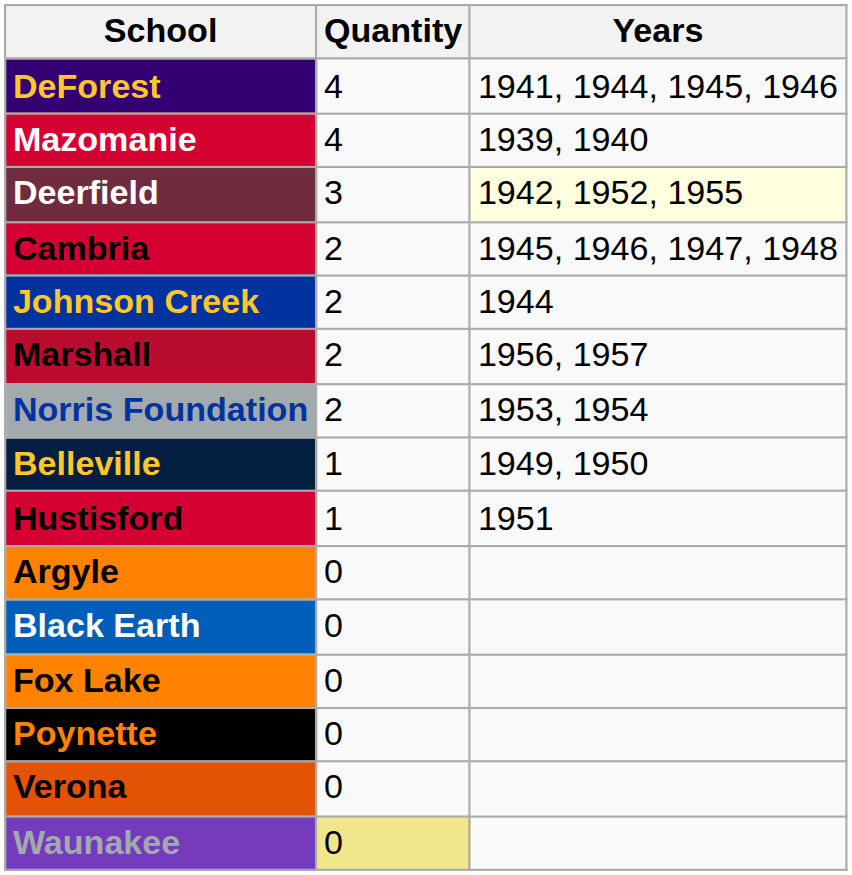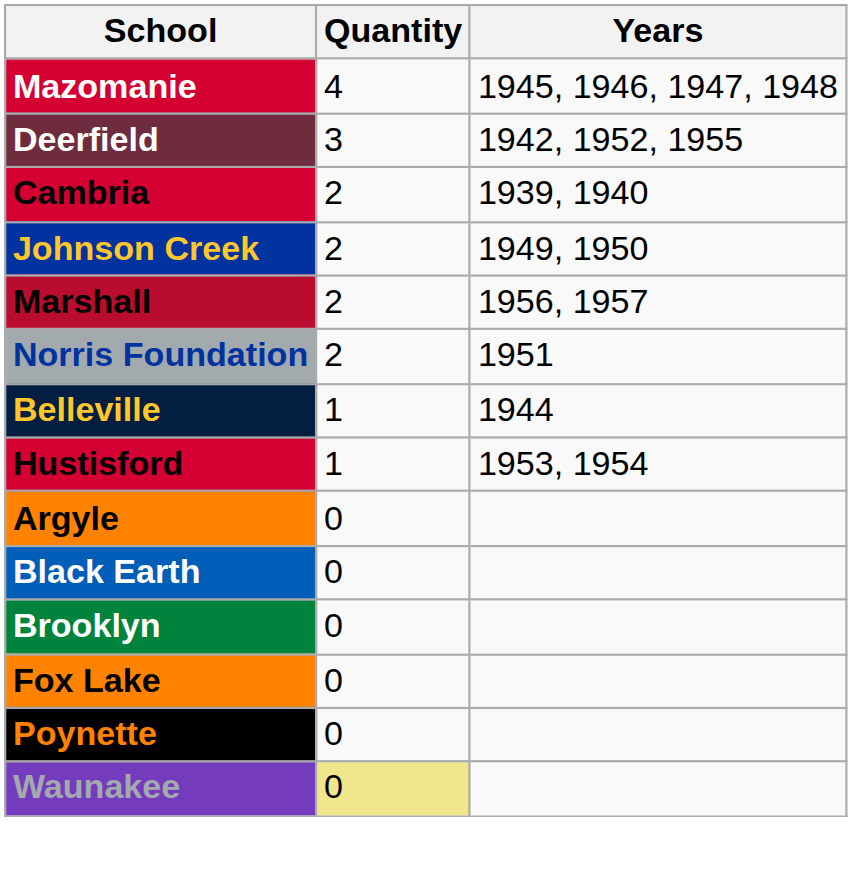- row: (87, 85)
(563, 139) 1939, 1940 -> (658, 85) 1945, 1946, 1947, 1948
(611, 193) lightyellow background -> (611, 139) no background
(658, 247) 1945, 1946, 1947, 1948 -> (563, 193) 1939, 1940
(516, 301) 1944 -> (563, 247) 1949, 1950
(563, 409) 1953, 1954 -> (516, 355) 1951
(563, 463) 1949, 1950 -> (516, 409) 1944
(516, 517) 1951 -> (563, 463) 1953, 1954
+ row: (87, 626)
- row: (70, 788)
